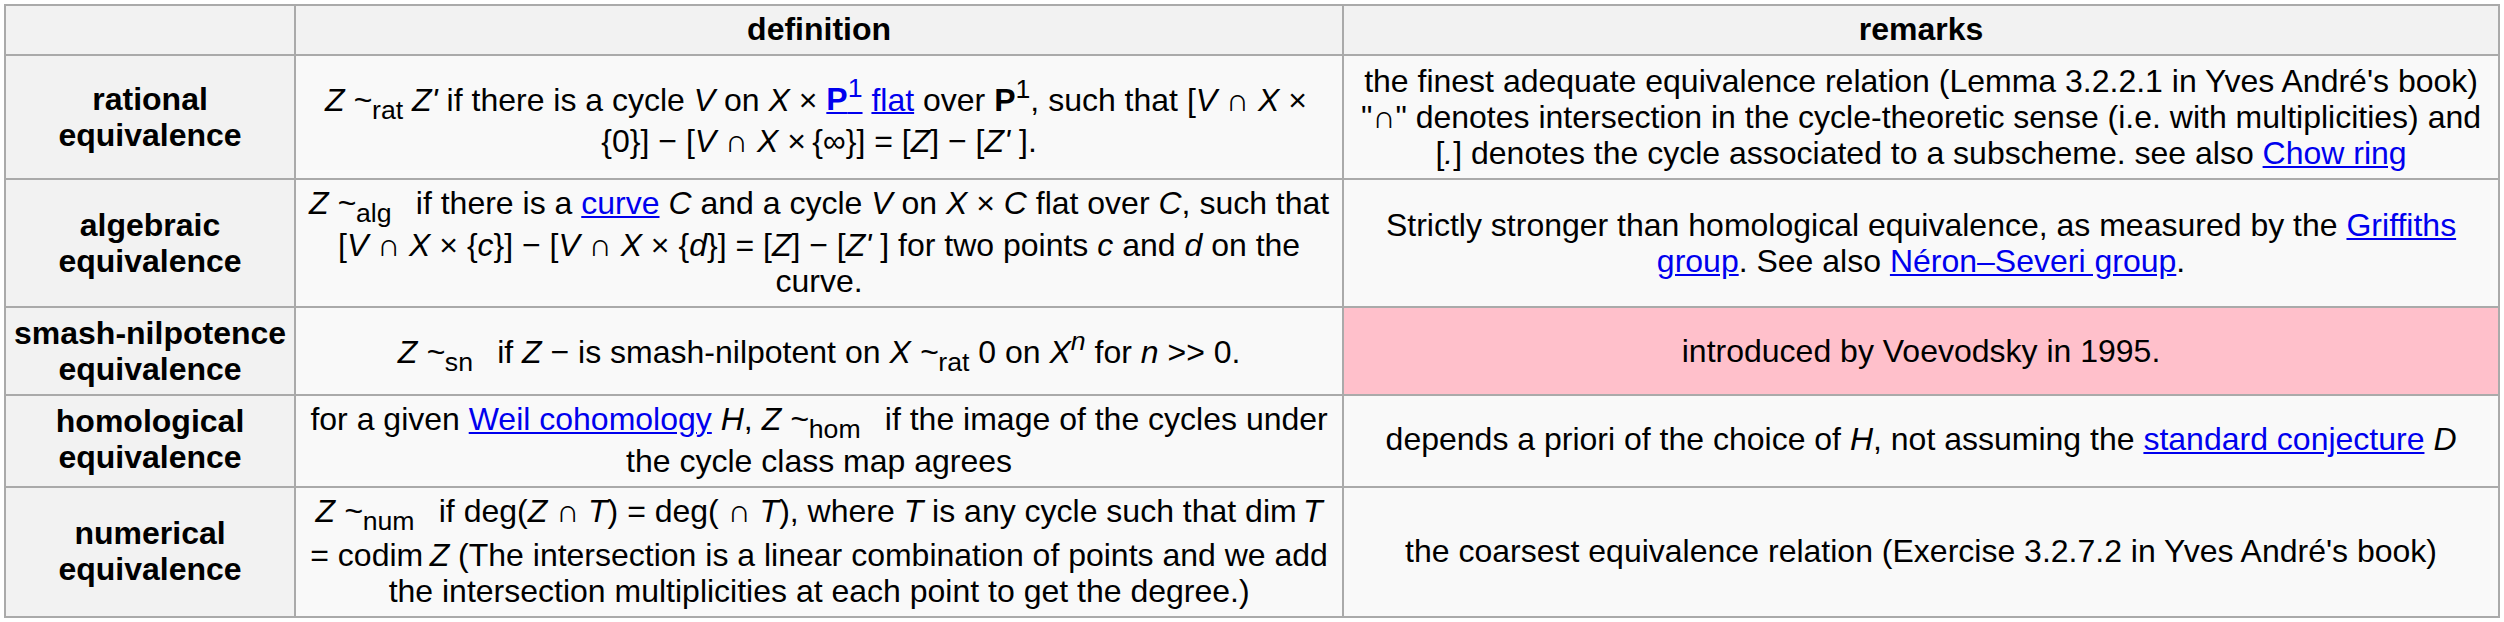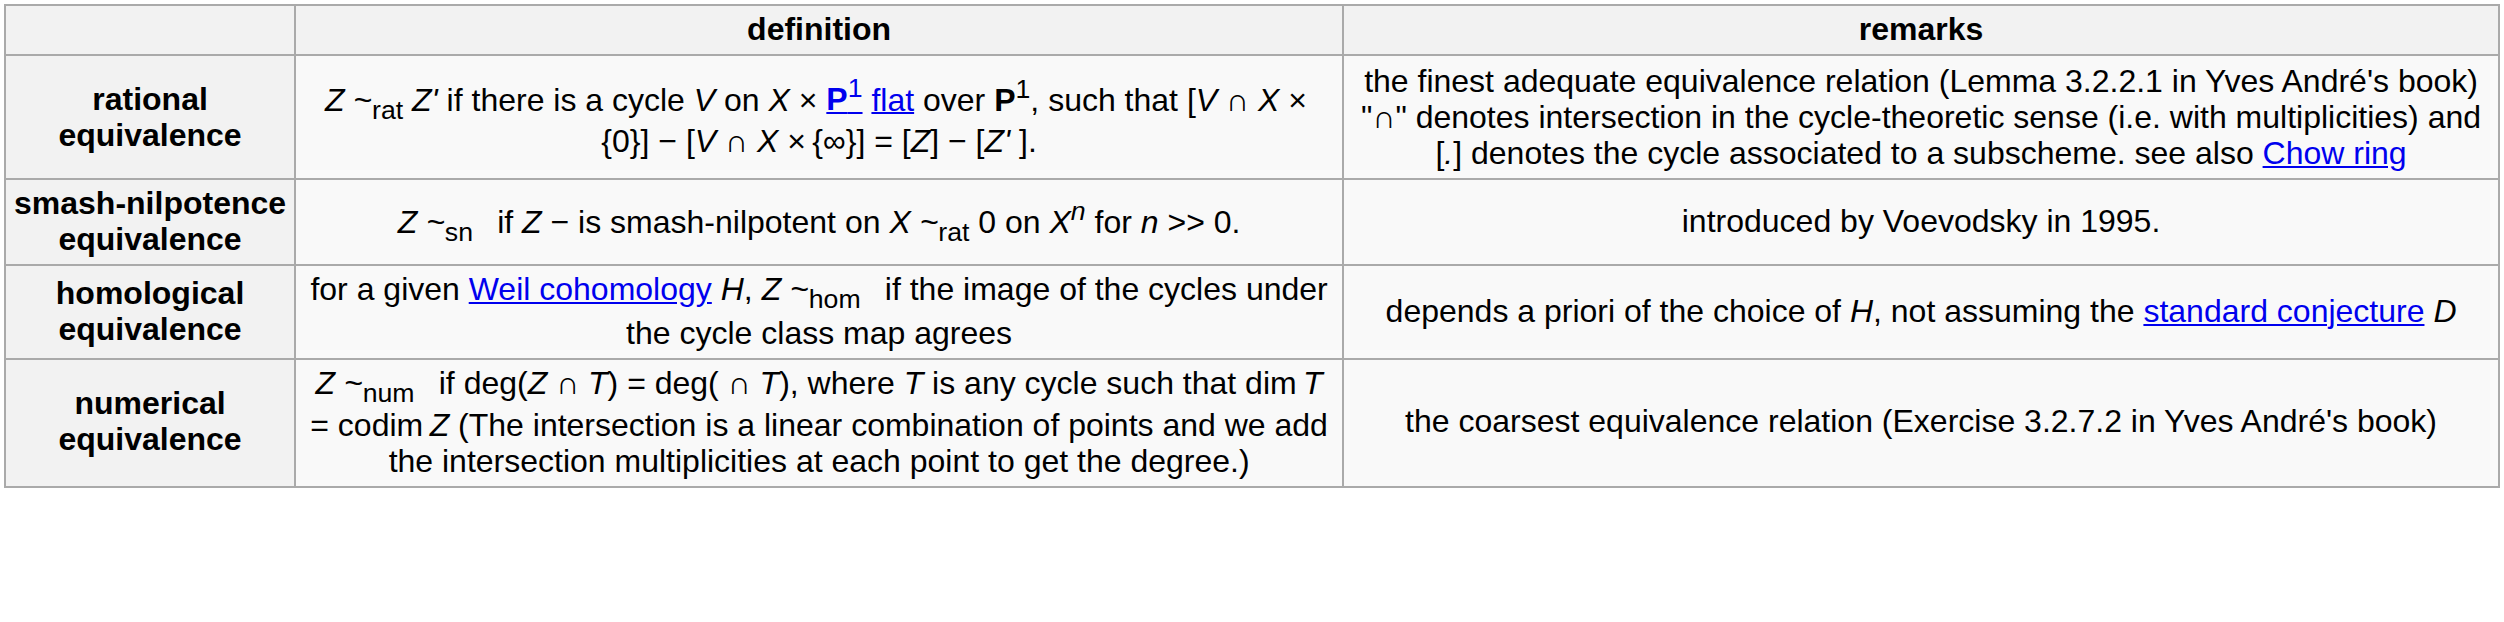- row: (150, 242)
(1921, 350) pink background -> (1921, 221) no background
